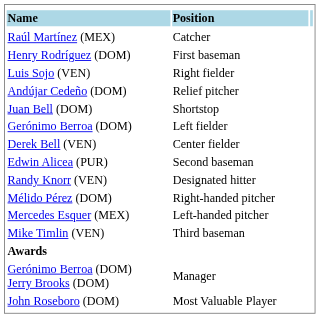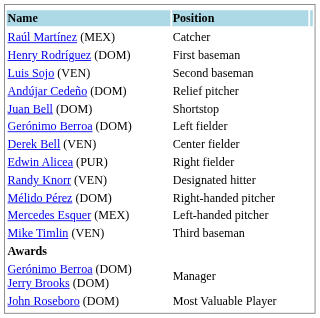(203, 73) Right fielder -> (213, 73) Second baseman
(213, 162) Second baseman -> (203, 162) Right fielder
